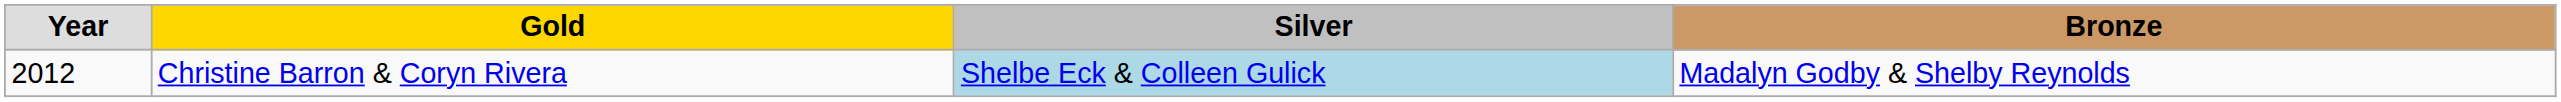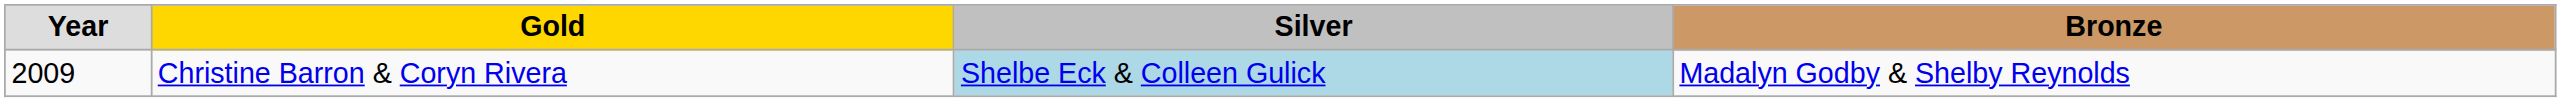(43, 72) 2012 -> (43, 72) 2009
